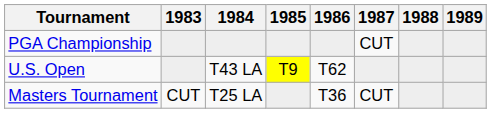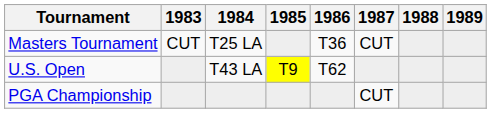rows swapped: (83, 96) <-> (80, 44)
